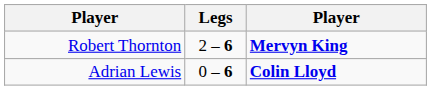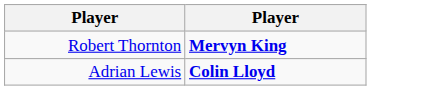- column: (216, 17)
